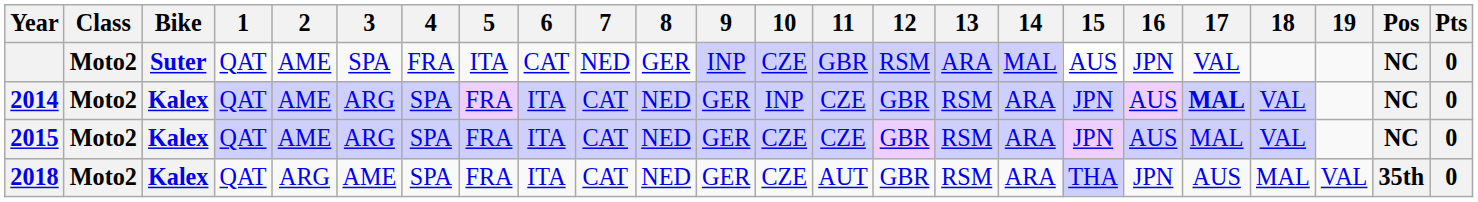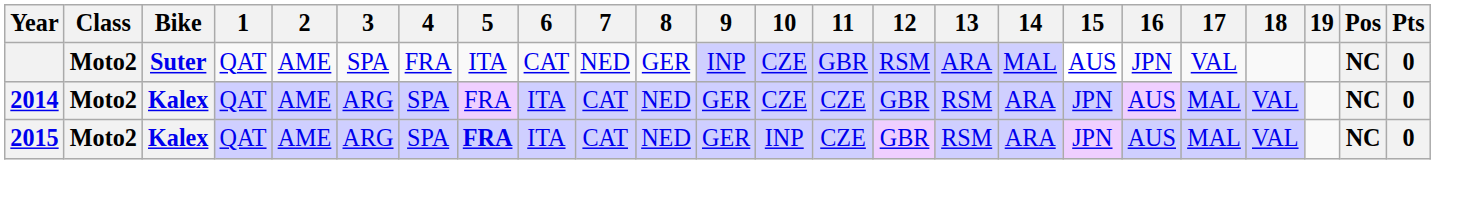(784, 100) INP -> (784, 100) CZE
(1217, 100) bold -> (1214, 100) normal
(489, 138) normal -> (488, 138) bold
(784, 138) CZE -> (784, 138) INP
- row: (34, 176)
